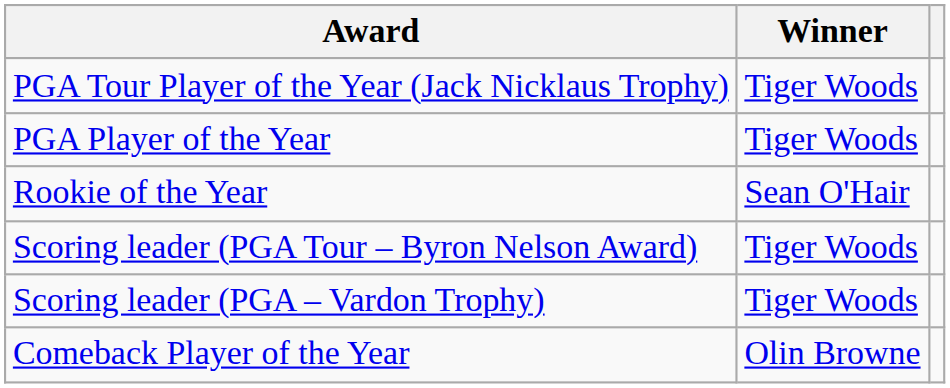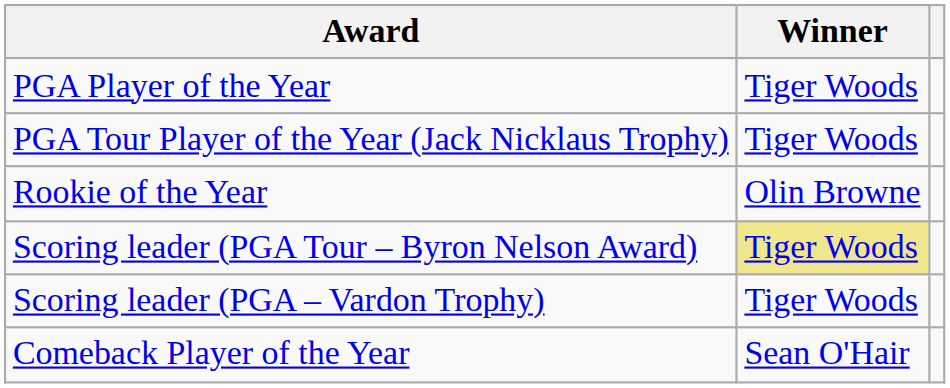rows swapped: (371, 85) <-> (172, 138)
(827, 192) Sean O'Hair -> (832, 192) Olin Browne
(831, 246) no background -> (831, 246) khaki background
(832, 354) Olin Browne -> (827, 354) Sean O'Hair
